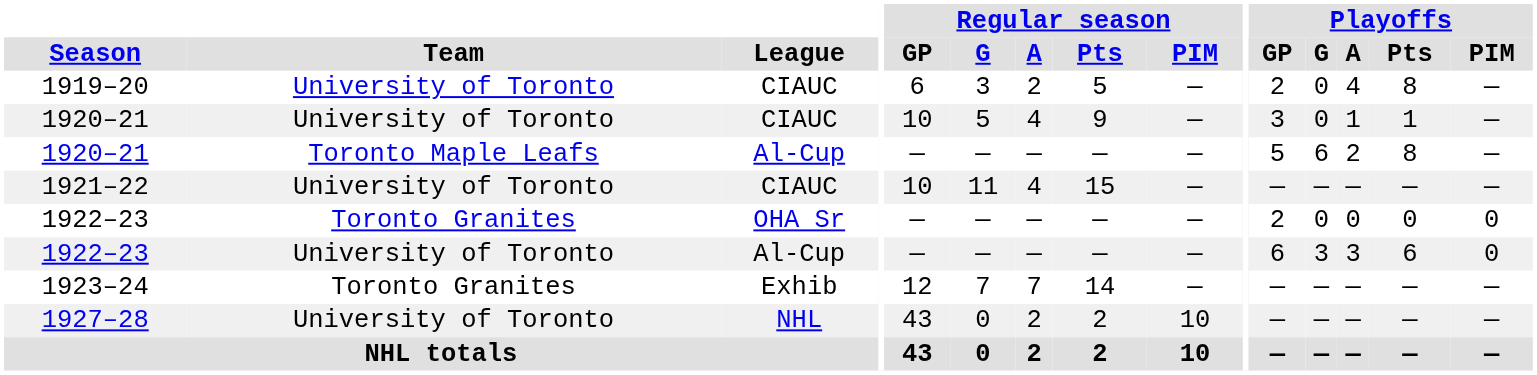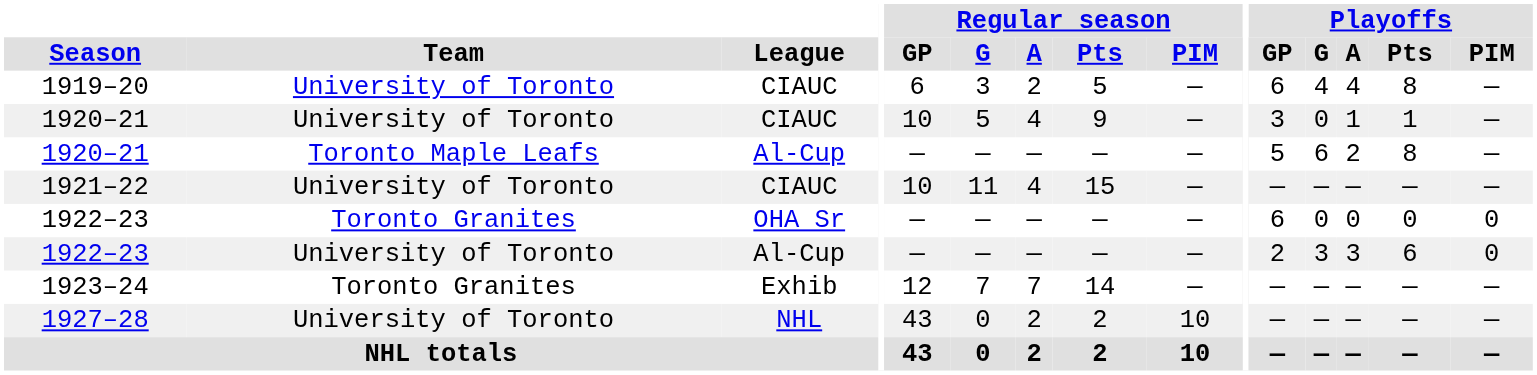(1277, 87) 2 -> (1277, 87) 6
(1322, 87) 0 -> (1322, 87) 4
(1277, 221) 2 -> (1277, 221) 6
(1277, 254) 6 -> (1277, 254) 2
